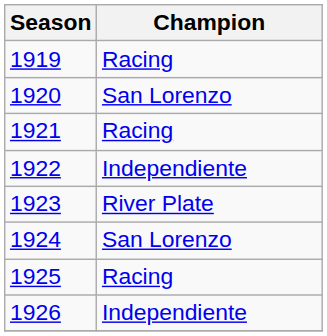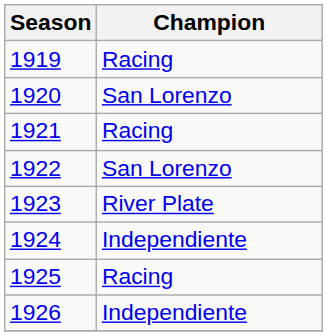(174, 167) Independiente -> (167, 167) San Lorenzo
(167, 240) San Lorenzo -> (174, 240) Independiente
